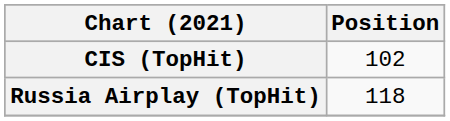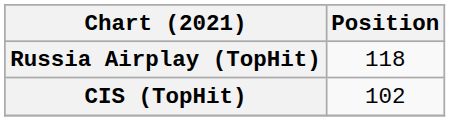rows swapped: (165, 60) <-> (165, 97)
